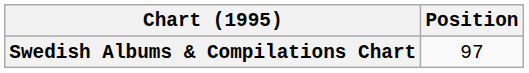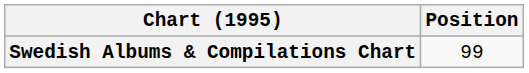(472, 52) 97 -> (472, 52) 99
